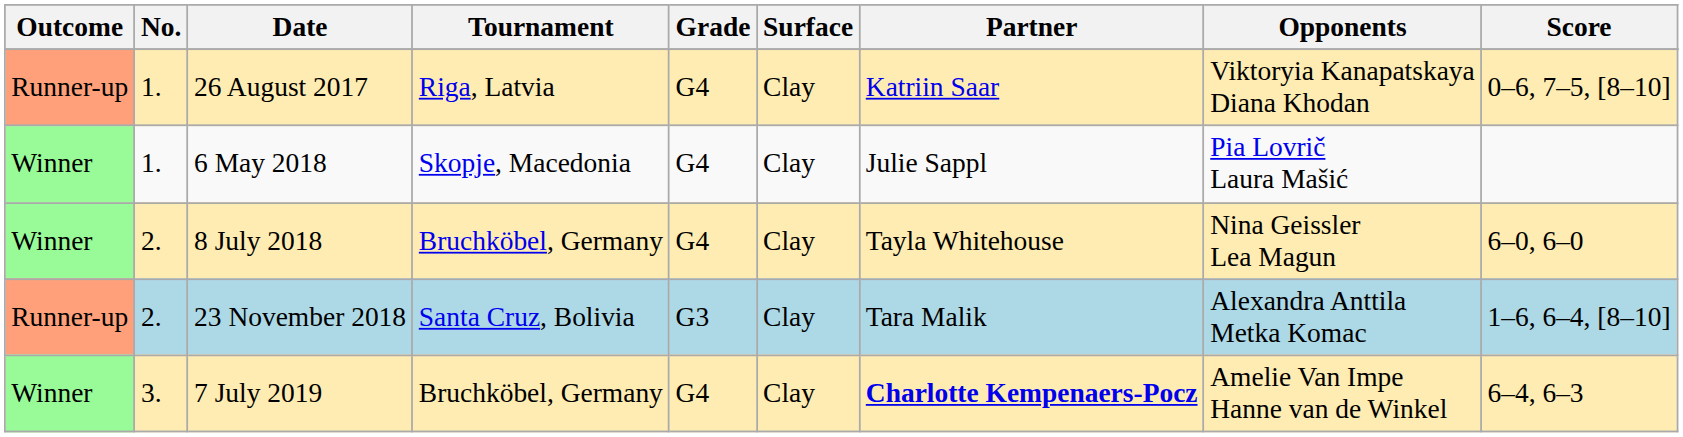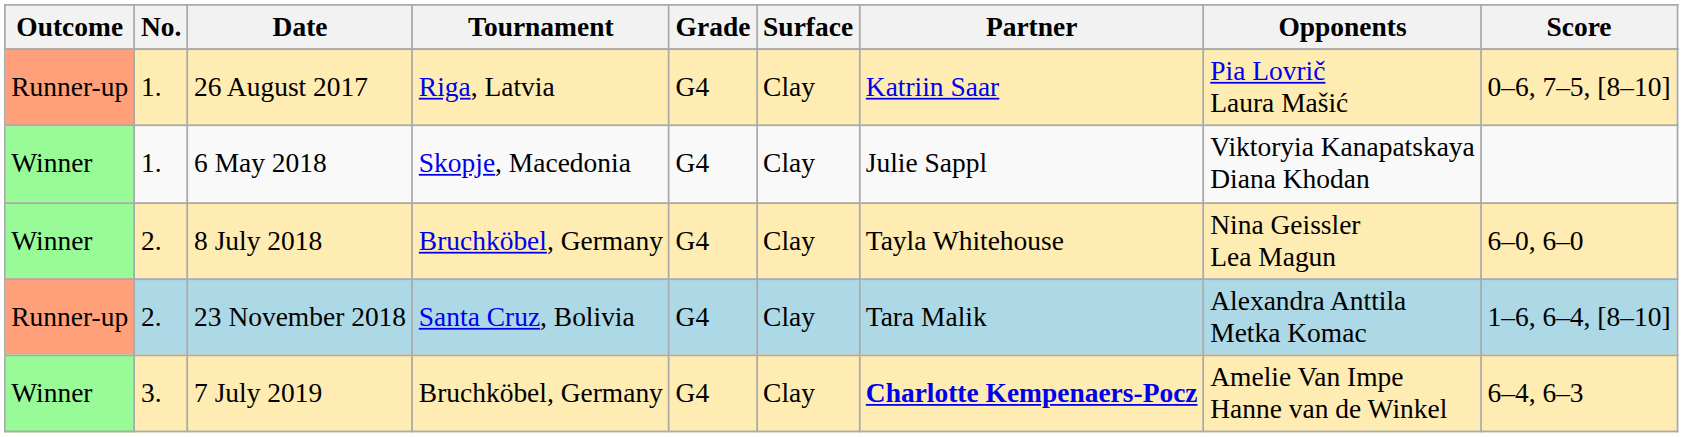(1343, 86) Viktoryia Kanapatskaya Diana Khodan -> (1279, 86) Pia Lovrič Laura Mašić
(1279, 163) Pia Lovrič Laura Mašić -> (1343, 163) Viktoryia Kanapatskaya Diana Khodan
(692, 316) G3 -> (692, 316) G4
